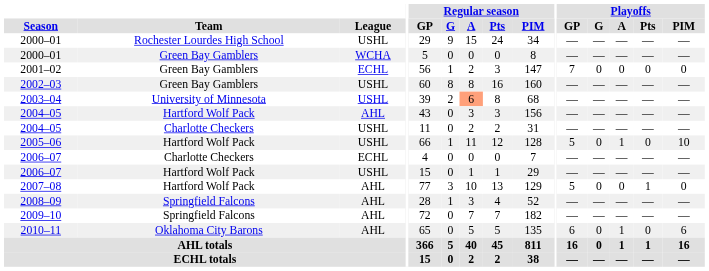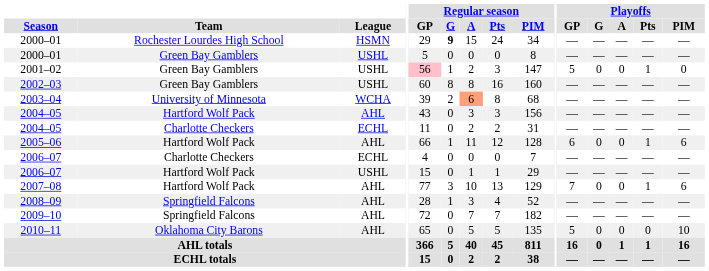(373, 40) USHL -> (373, 40) HSMN
(451, 40) normal -> (451, 40) bold
(373, 55) WCHA -> (373, 55) USHL
(373, 69) ECHL -> (373, 69) USHL
(425, 69) no background -> (425, 69) pink background
(572, 69) 7 -> (572, 69) 5
(648, 69) 0 -> (648, 69) 1
(373, 99) USHL -> (373, 99) WCHA
(373, 128) USHL -> (373, 128) ECHL
(373, 142) USHL -> (373, 142) AHL
(572, 142) 5 -> (572, 142) 6
(622, 142) 1 -> (622, 142) 0
(648, 142) 0 -> (648, 142) 1
(684, 142) 10 -> (684, 142) 6
(572, 186) 5 -> (572, 186) 7
(684, 186) 0 -> (684, 186) 6
(572, 230) 6 -> (572, 230) 5
(622, 230) 1 -> (622, 230) 0
(684, 230) 6 -> (684, 230) 10
